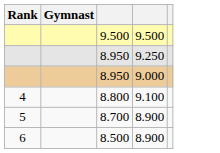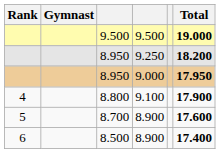+ column: (194, 14)
